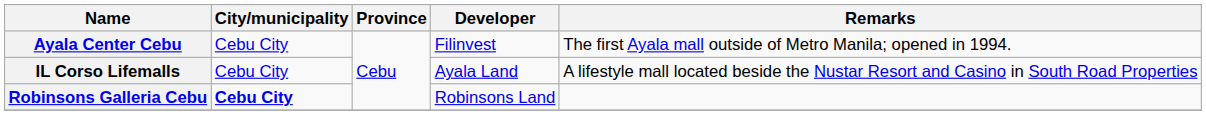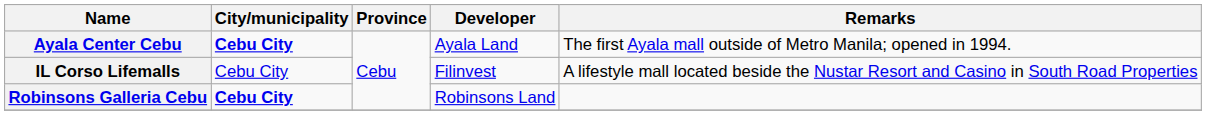(252, 44) normal -> (254, 44) bold
(465, 44) Filinvest -> (476, 44) Ayala Land
(476, 71) Ayala Land -> (465, 71) Filinvest
